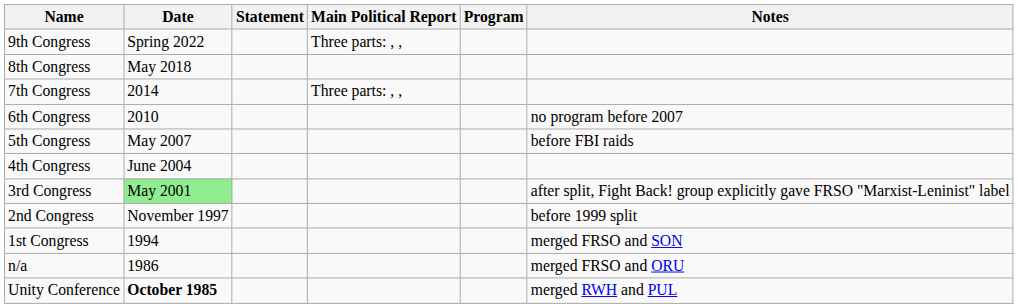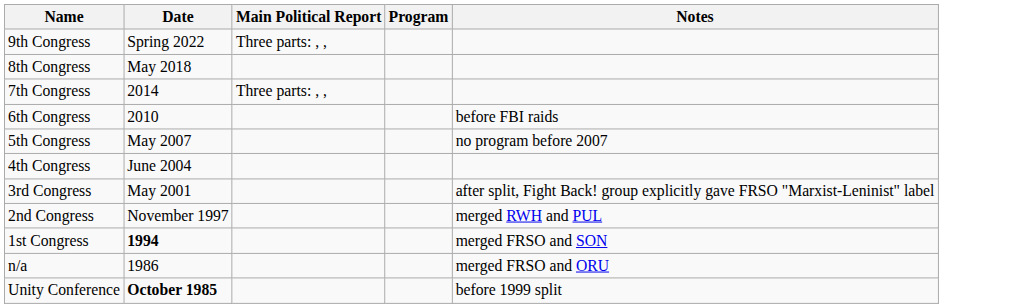- column: (270, 16)
(607, 116) no program before 2007 -> (507, 116) before FBI raids
(582, 141) before FBI raids -> (532, 141) no program before 2007
(159, 191) lightgreen background -> (159, 191) no background
(584, 215) before 1999 split -> (529, 215) merged RWH and PUL
(143, 240) normal -> (143, 240) bold
(604, 290) merged RWH and PUL -> (509, 290) before 1999 split
